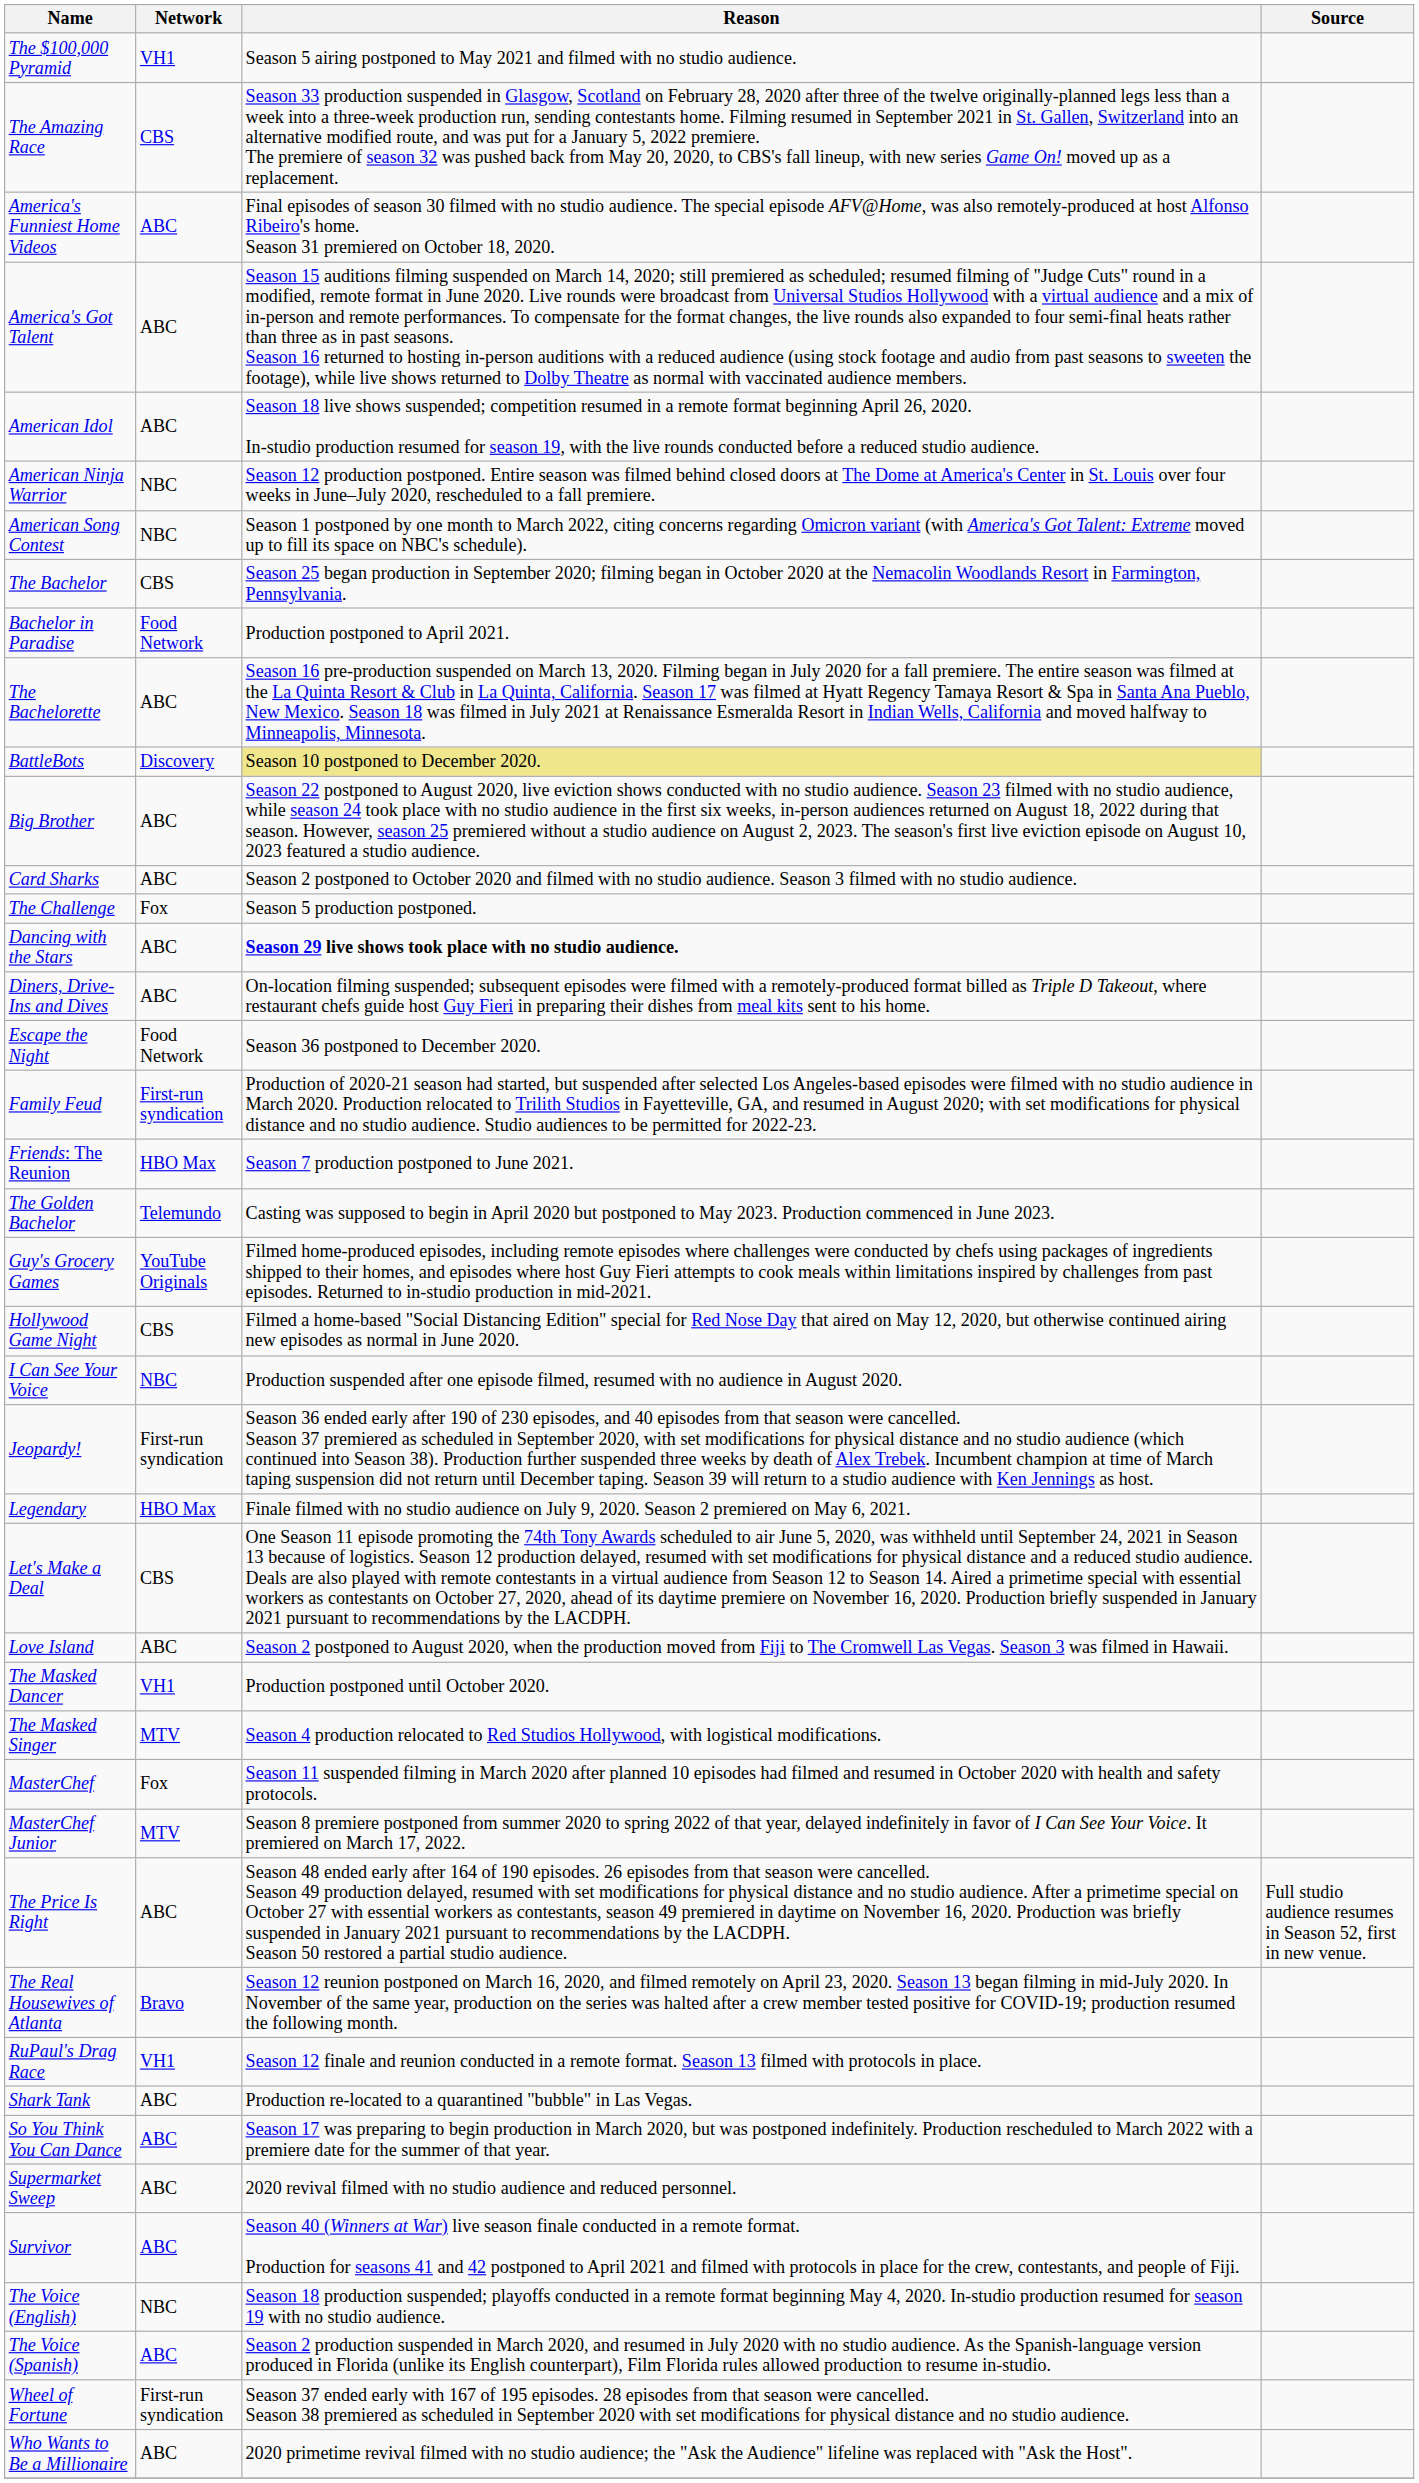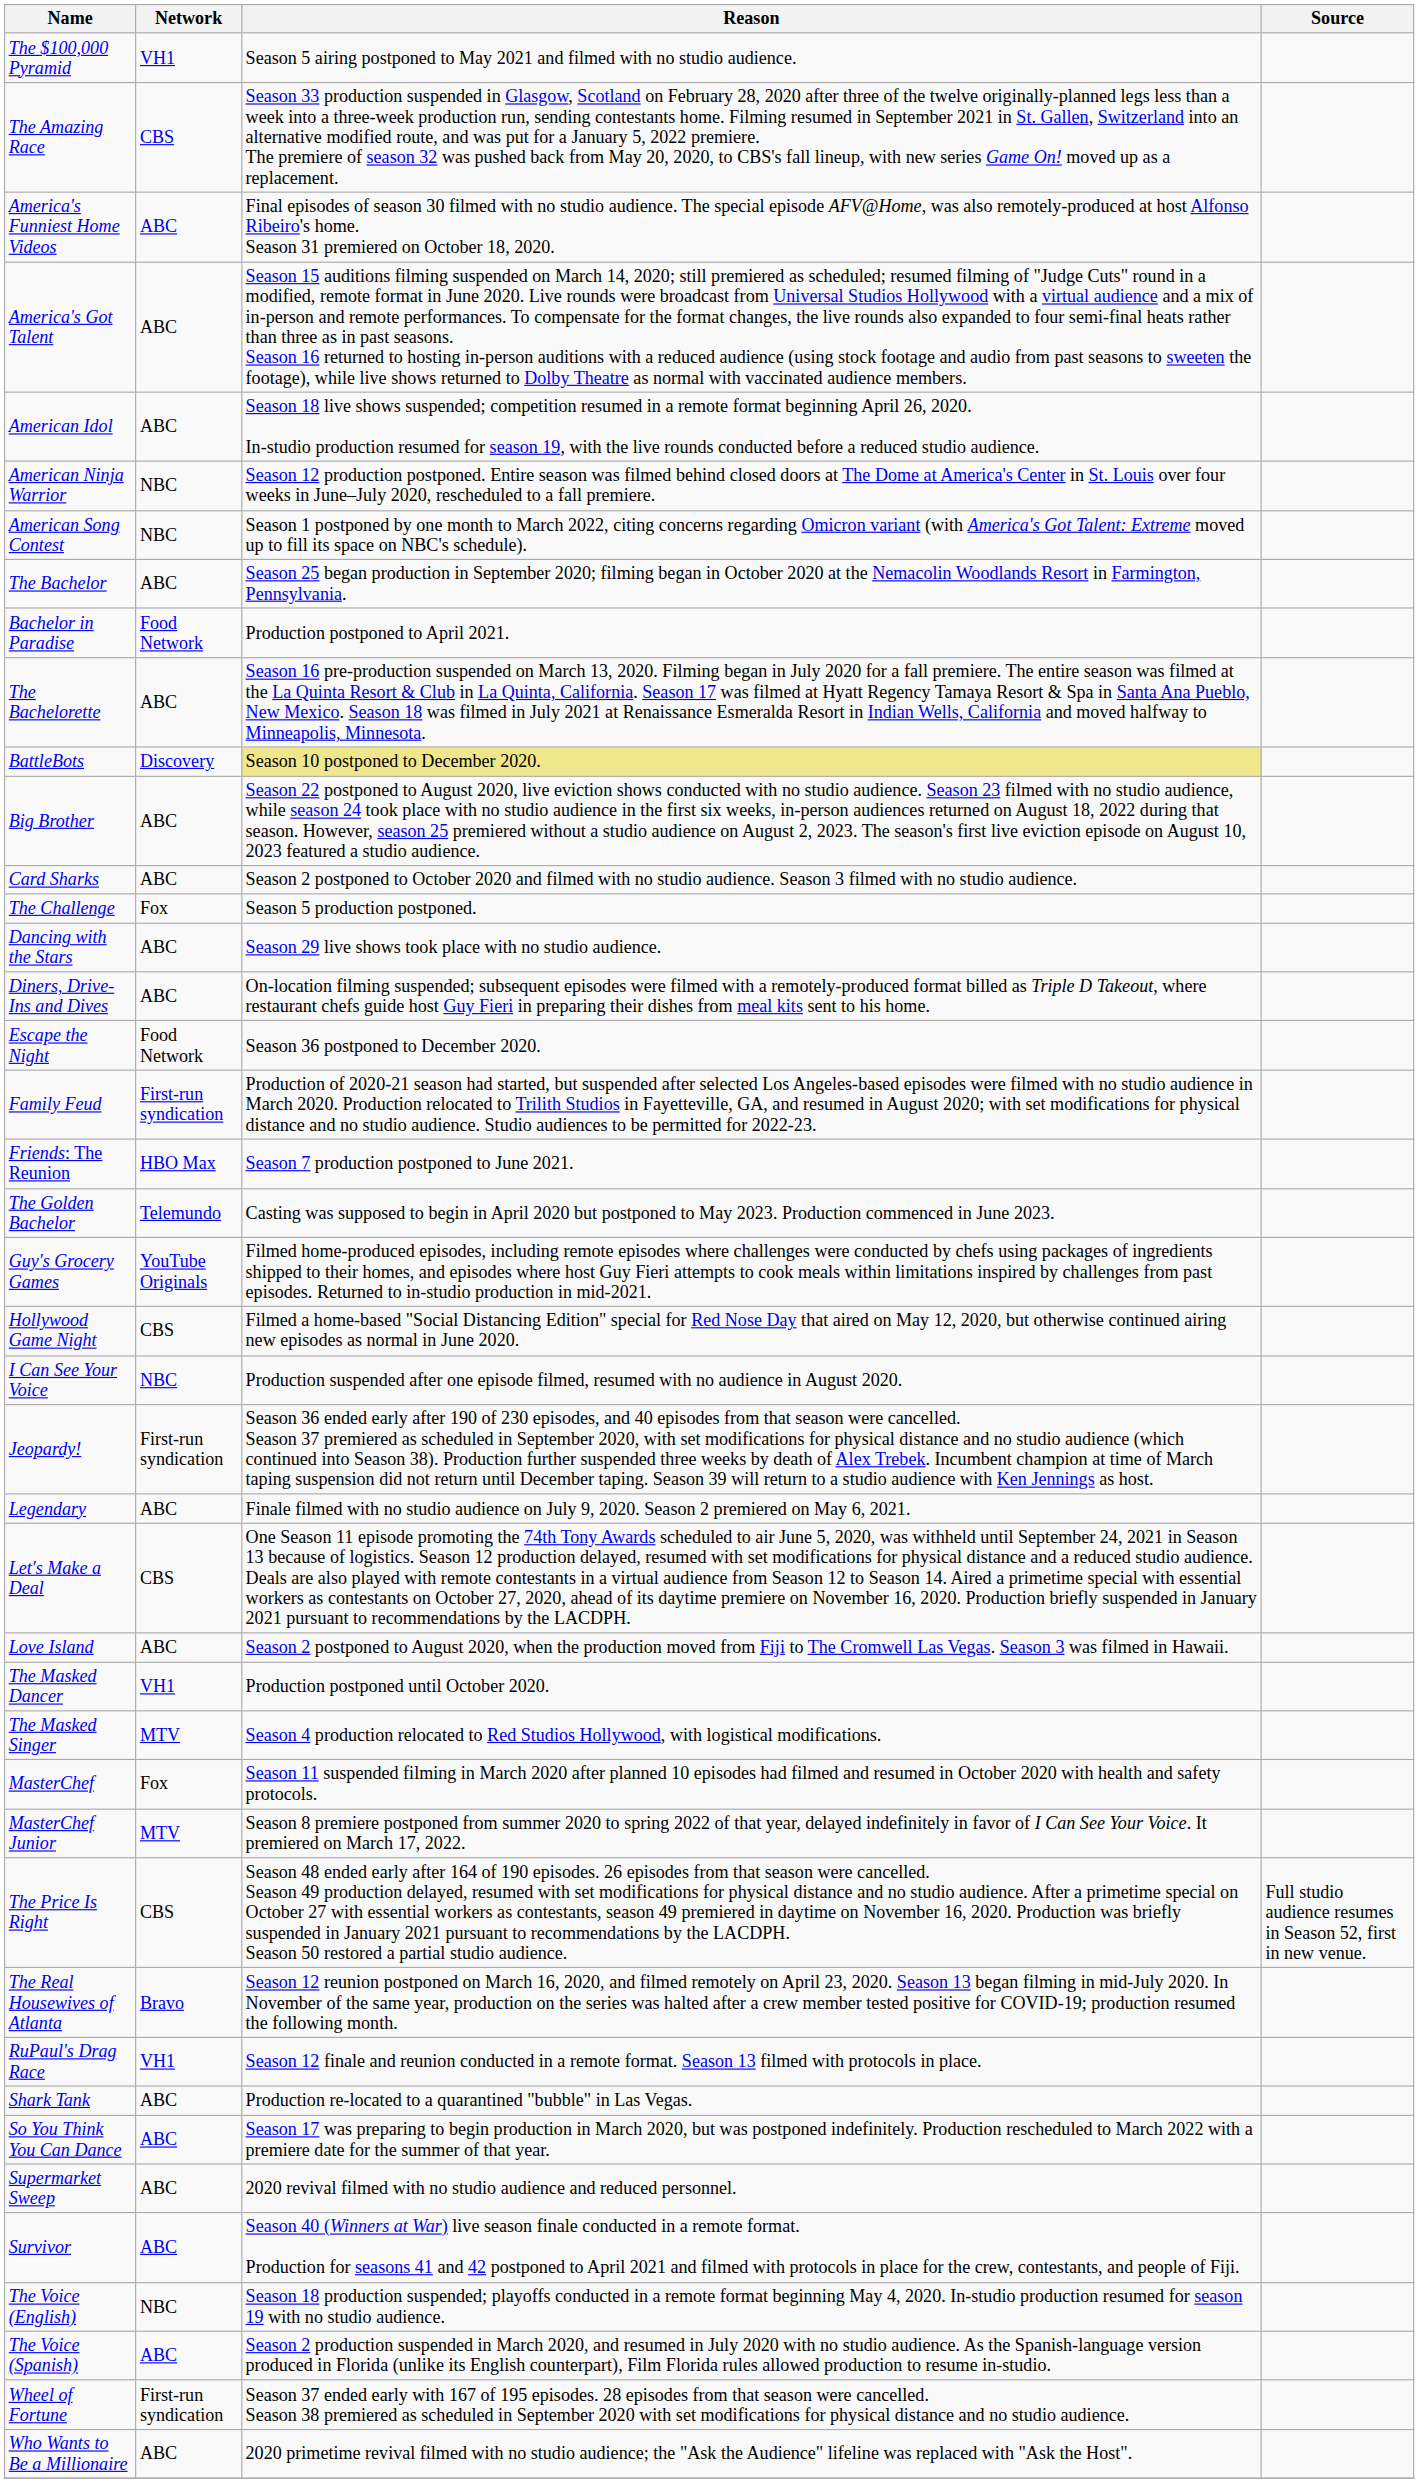(157, 583) CBS -> (158, 583) ABC
(462, 947) bold -> (453, 947) normal
(178, 1508) HBO Max -> (158, 1508) ABC
(158, 1912) ABC -> (157, 1912) CBS
